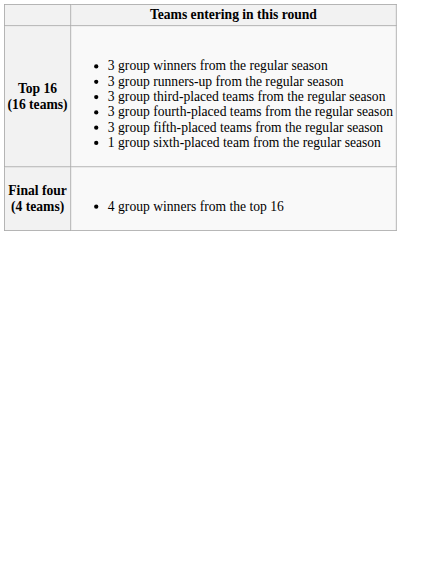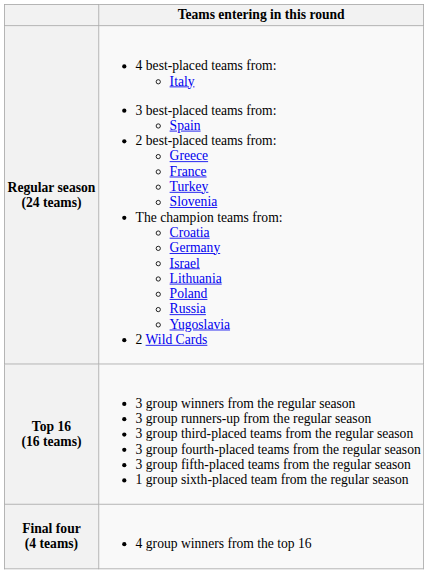+ row: (51, 194)
